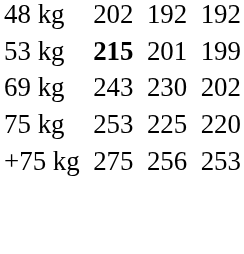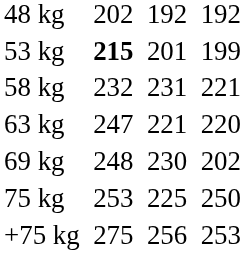+ row: (34, 87)
+ row: (34, 124)
(113, 87) 243 -> (113, 161) 248
(221, 124) 220 -> (221, 198) 250
